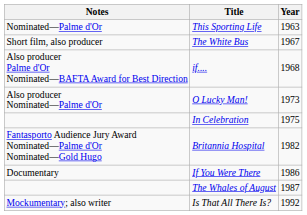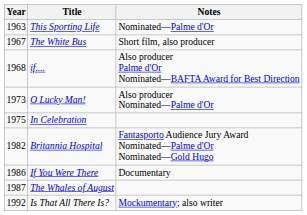columns swapped: (290, 12) <-> (97, 12)
